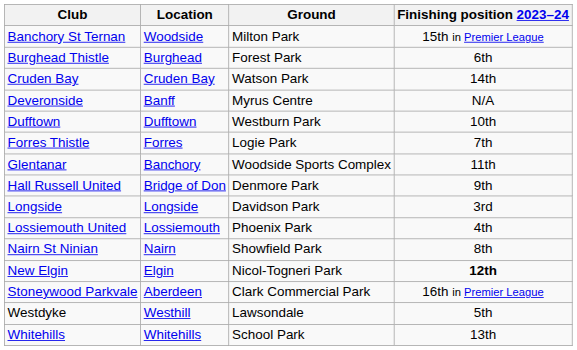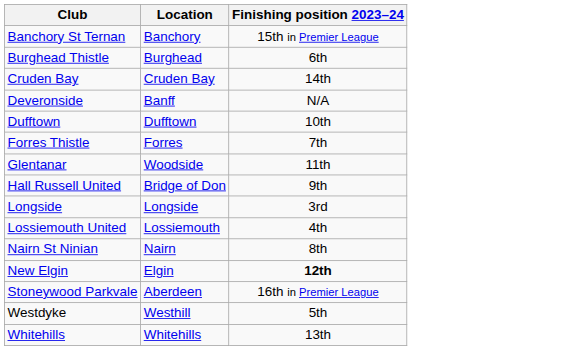- column: (312, 15)
(173, 36) Woodside -> (172, 36) Banchory
(172, 164) Banchory -> (173, 164) Woodside
